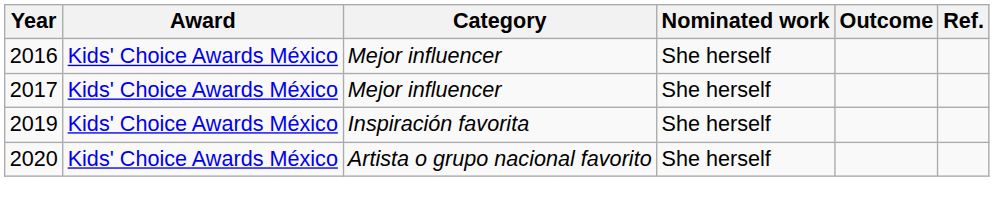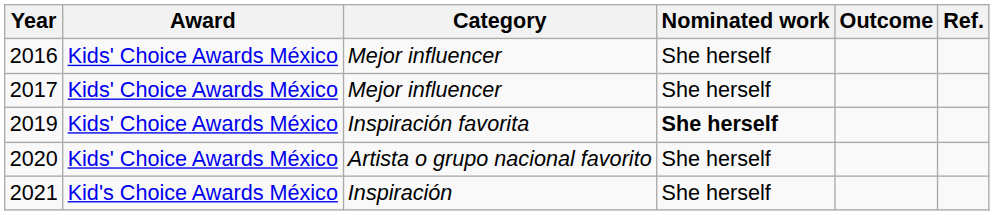(716, 124) normal -> (720, 124) bold
+ row: (34, 192)
